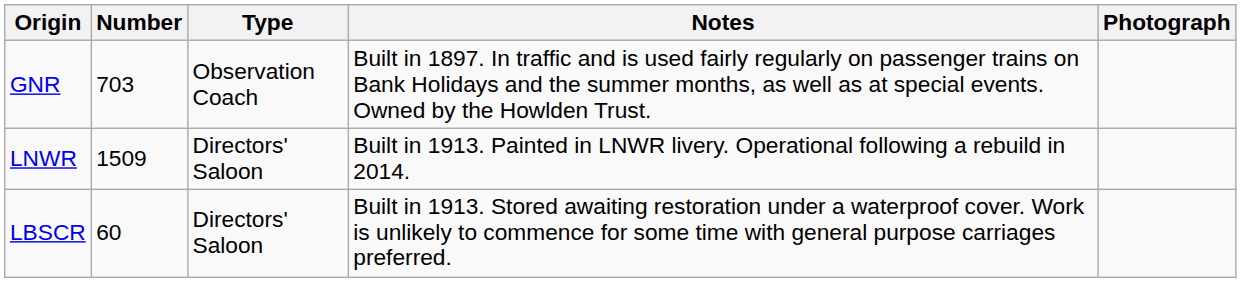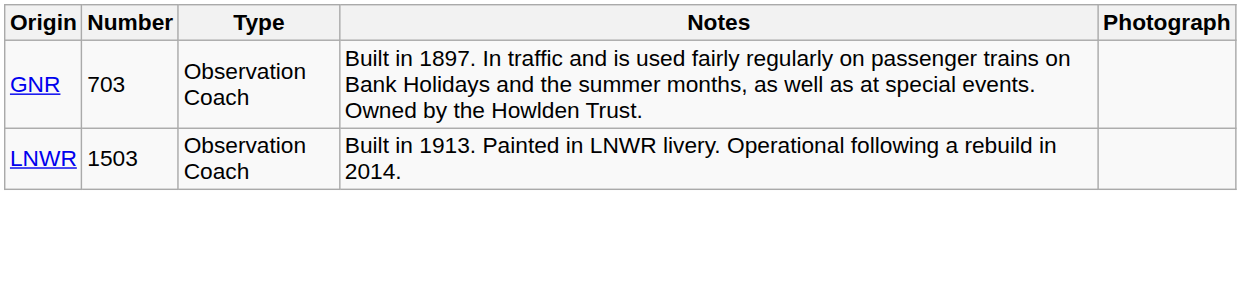(121, 158) 1509 -> (113, 158) 1503
(240, 158) Directors' Saloon -> (245, 158) Observation Coach
- row: (48, 232)
